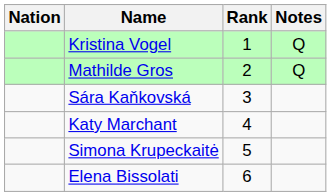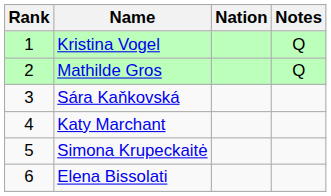columns swapped: (247, 17) <-> (35, 17)
